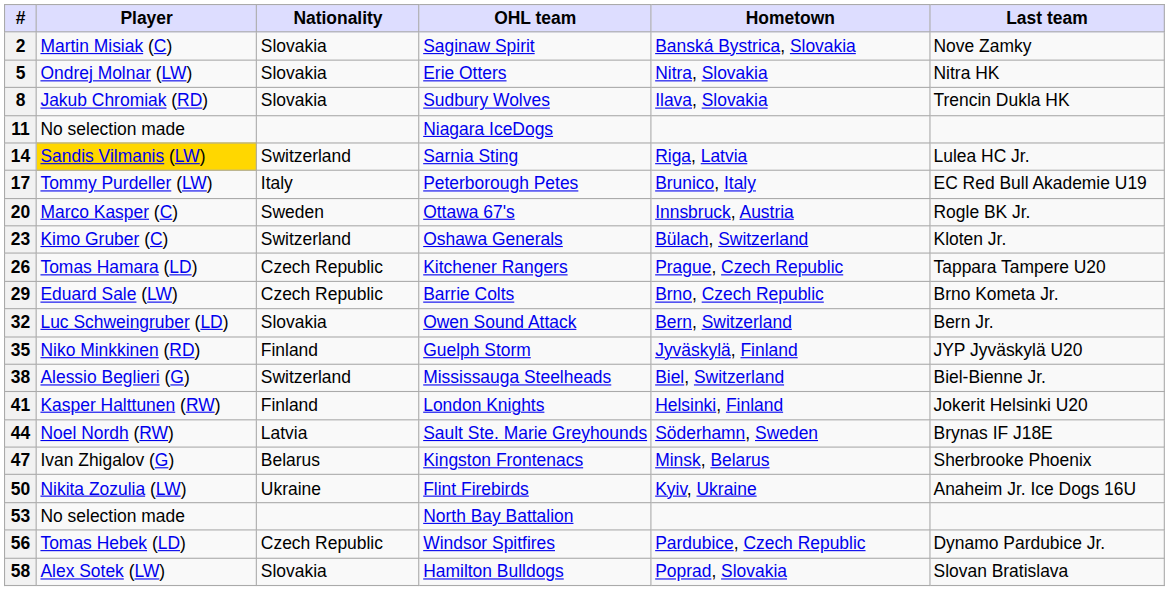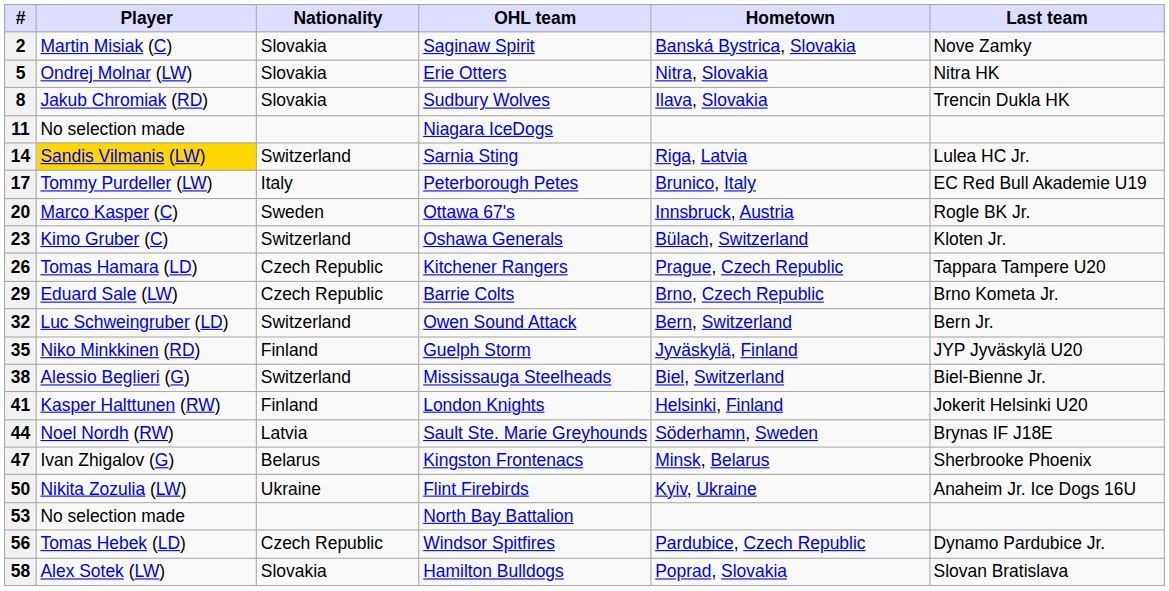(294, 322) Slovakia -> (306, 322) Switzerland
